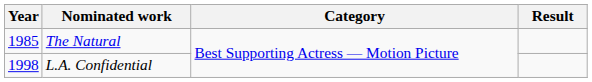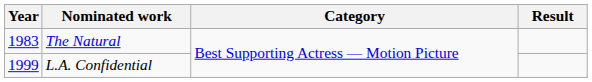(23, 41) 1985 -> (23, 41) 1983
(23, 65) 1998 -> (23, 65) 1999
